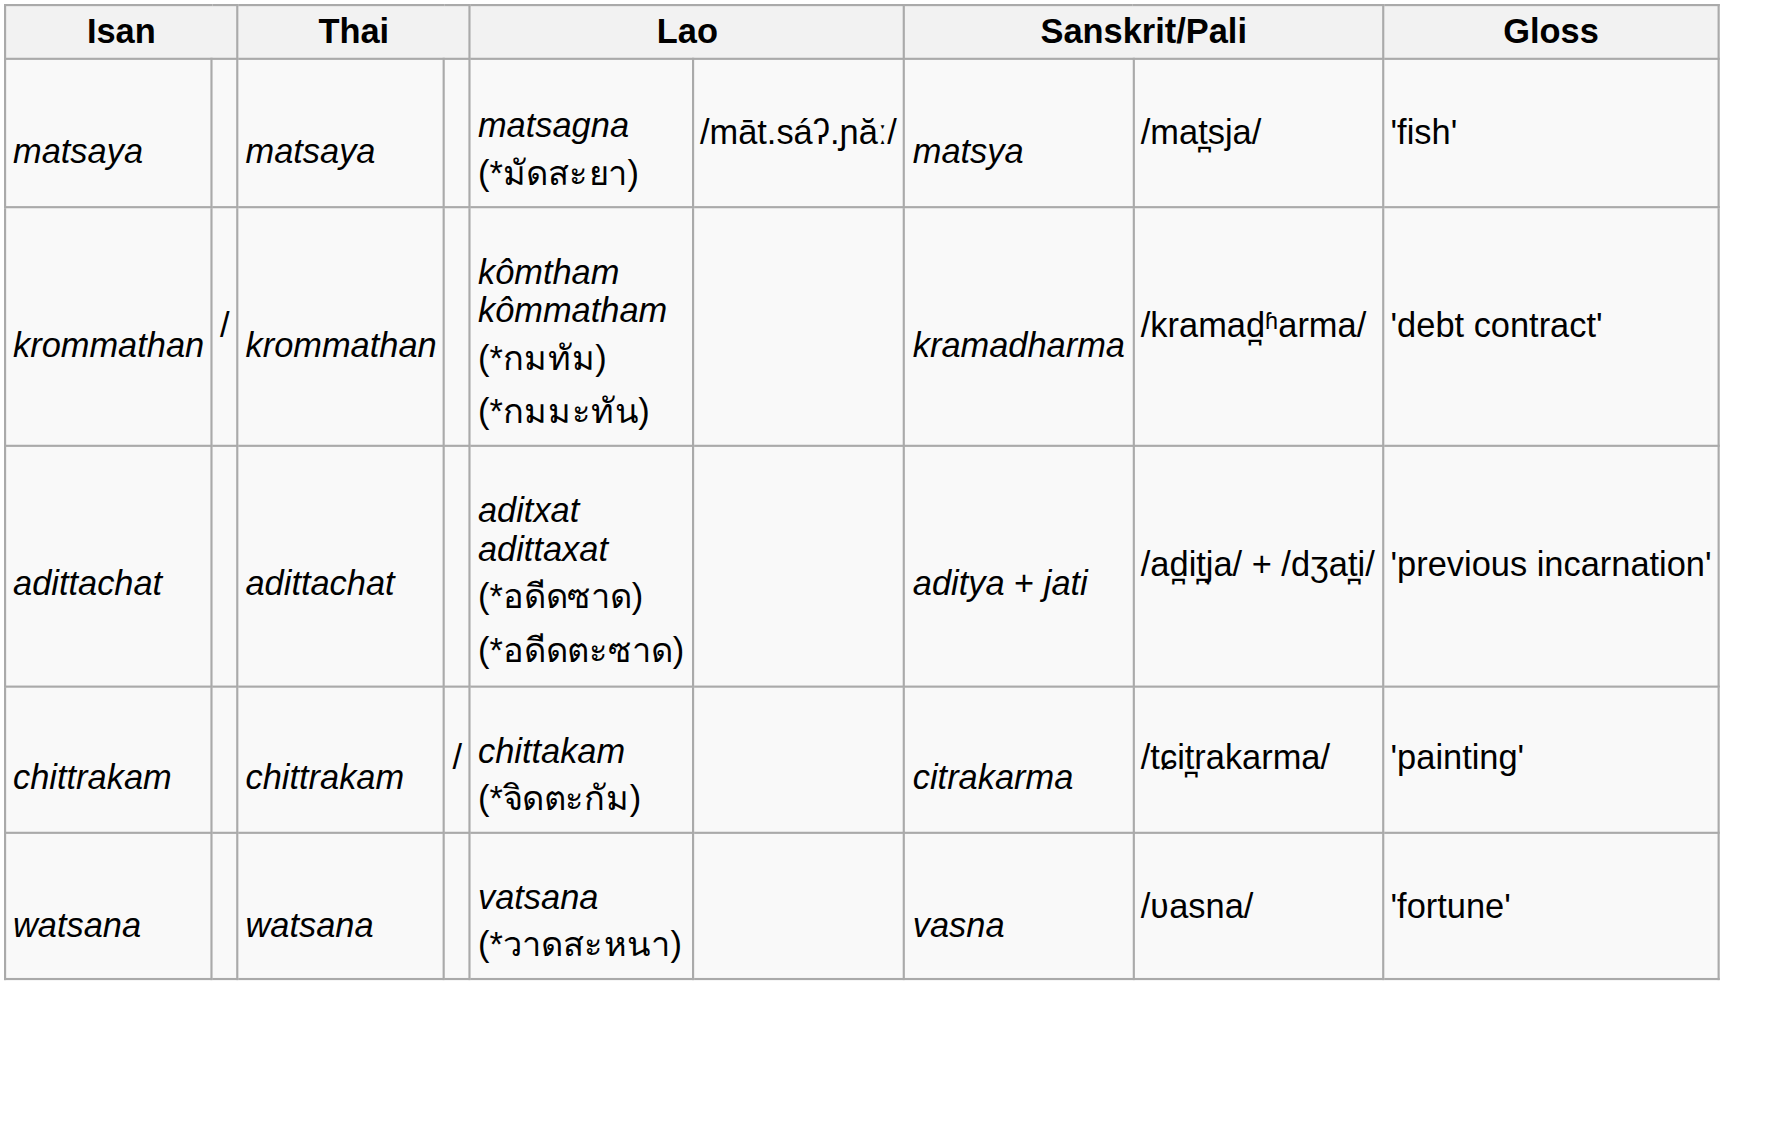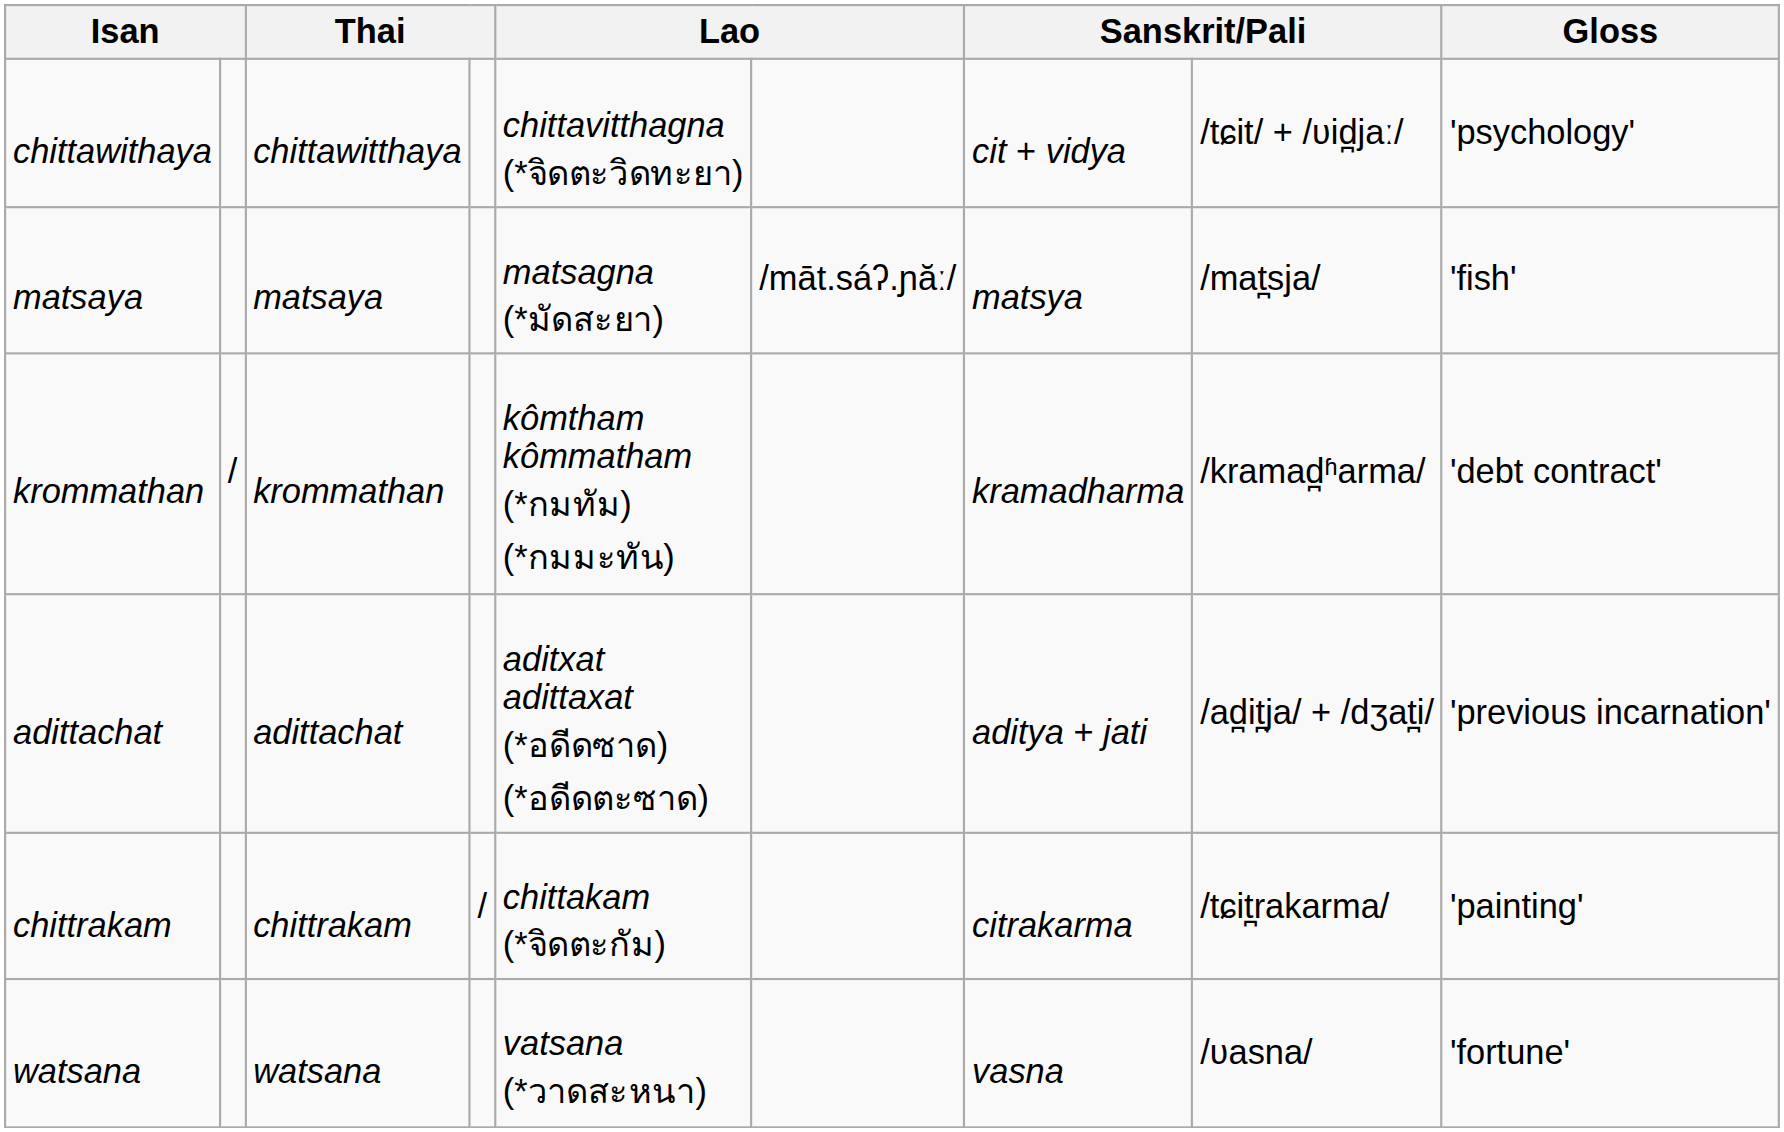+ row: (112, 151)
